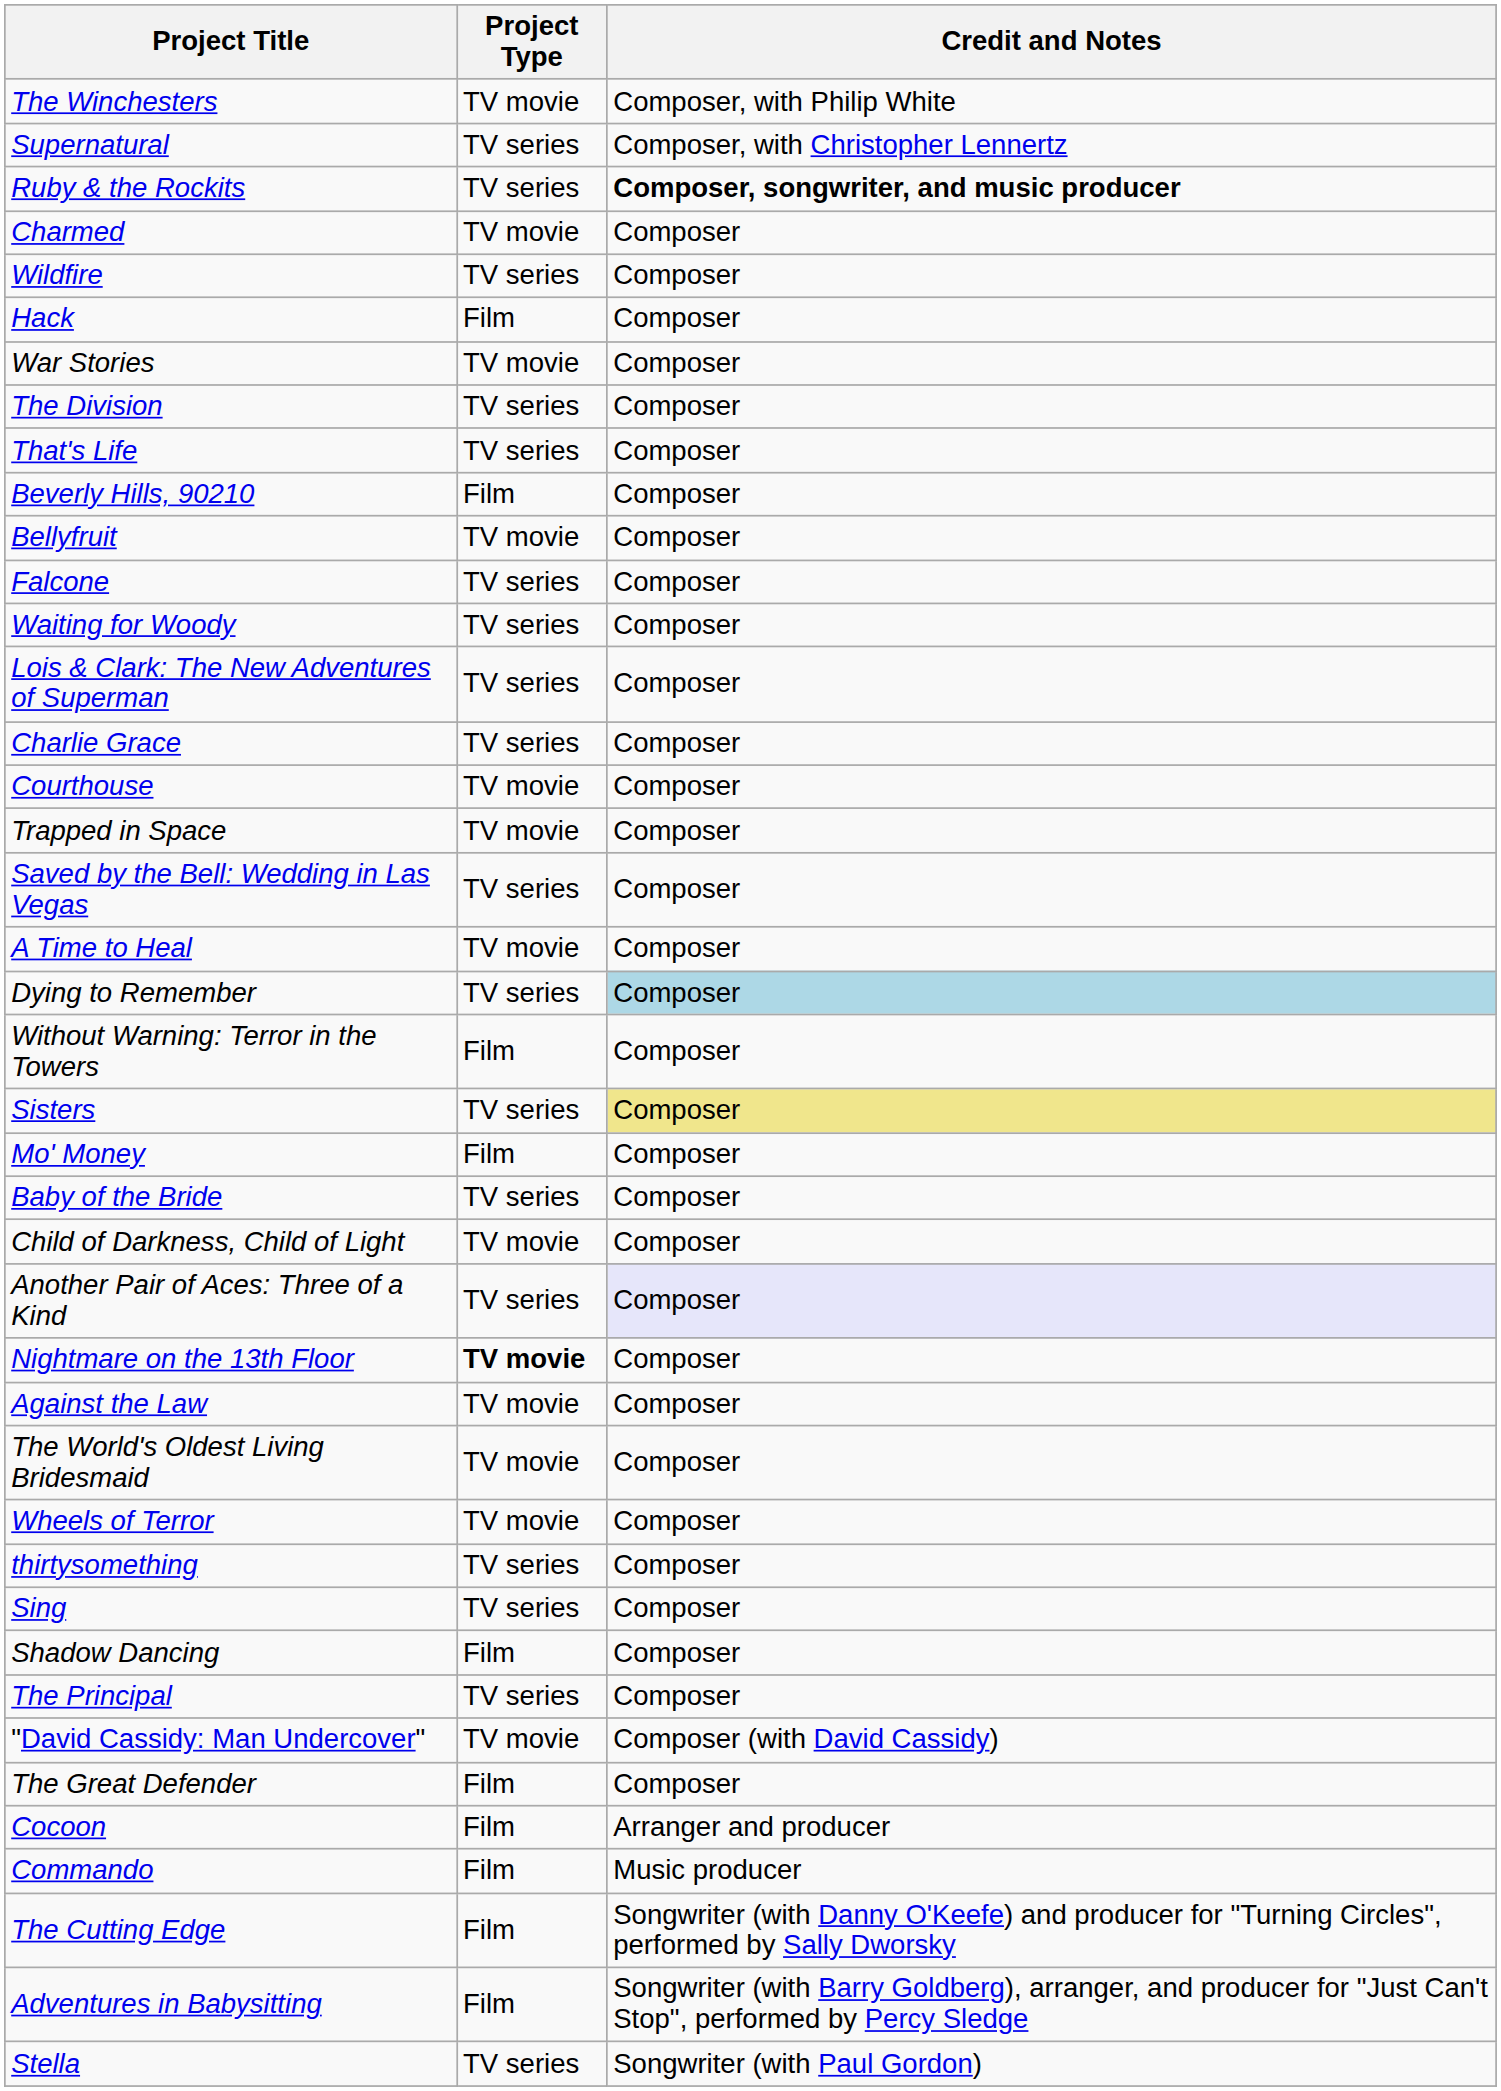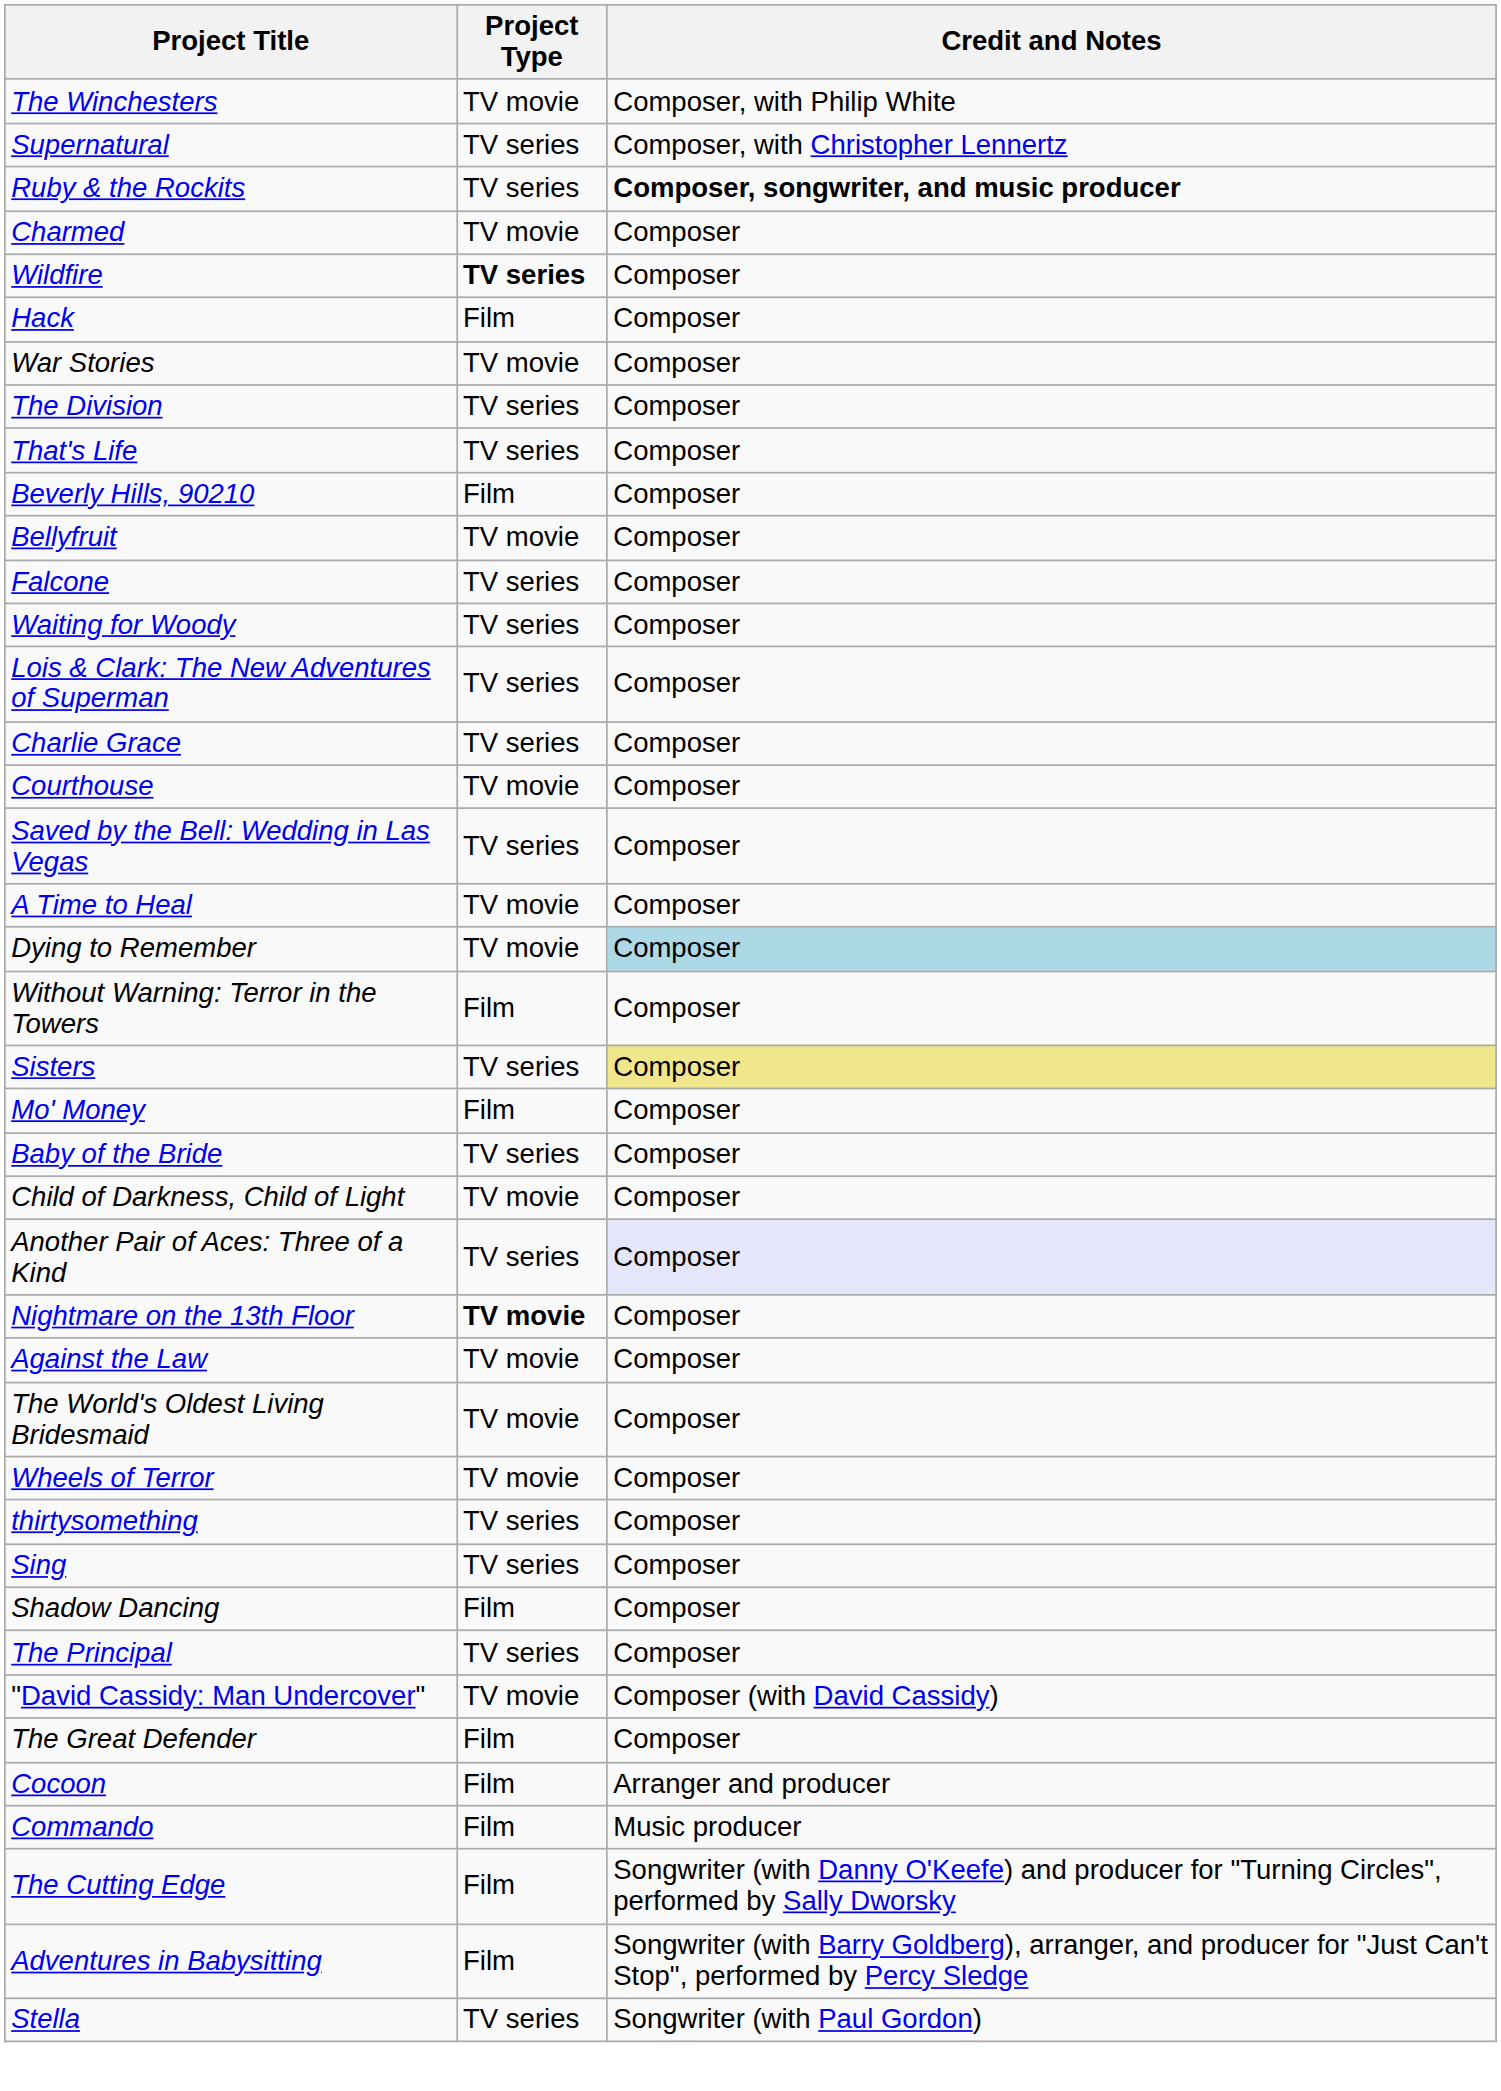(521, 275) normal -> (524, 275) bold
- row: (119, 830)
(521, 992) TV series -> (521, 948) TV movie
